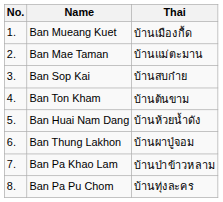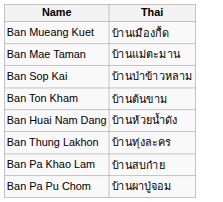- column: (16, 13)
(161, 77) บ้านสบก๋าย -> (152, 77) บ้านป่าข้าวหลาม
(164, 143) บ้านผาปู่จอม -> (142, 143) บ้านทุ่งละคร
(175, 165) บ้านป่าข้าวหลาม -> (138, 165) บ้านสบก๋าย
(164, 187) บ้านทุ่งละคร -> (142, 187) บ้านผาปู่จอม
